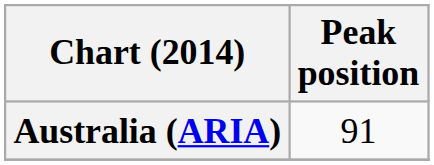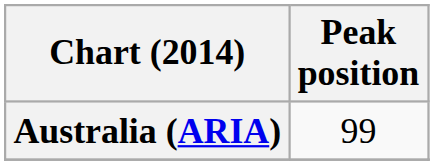(358, 130) 91 -> (358, 130) 99
